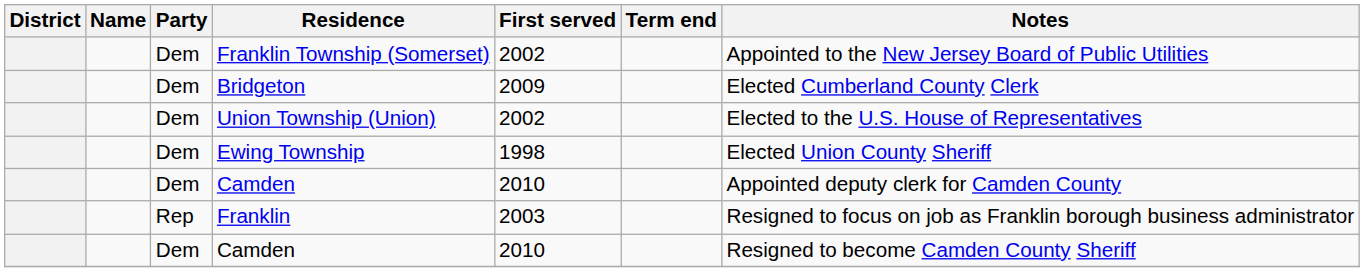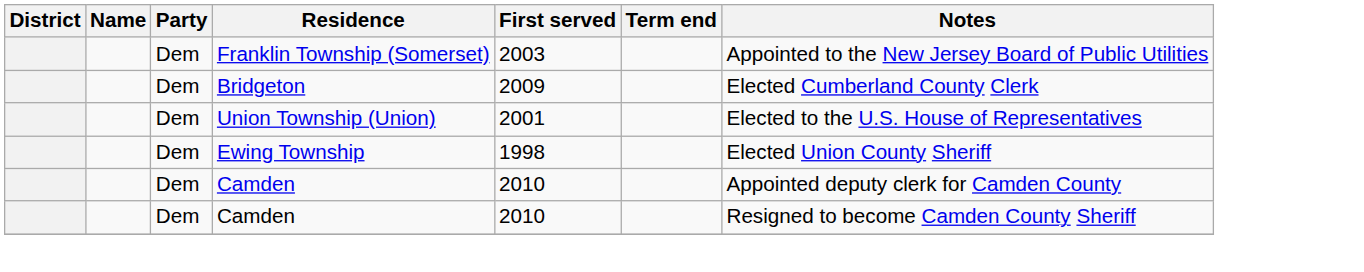(522, 53) 2002 -> (522, 53) 2003
(522, 119) 2002 -> (522, 119) 2001
- row: (175, 217)
